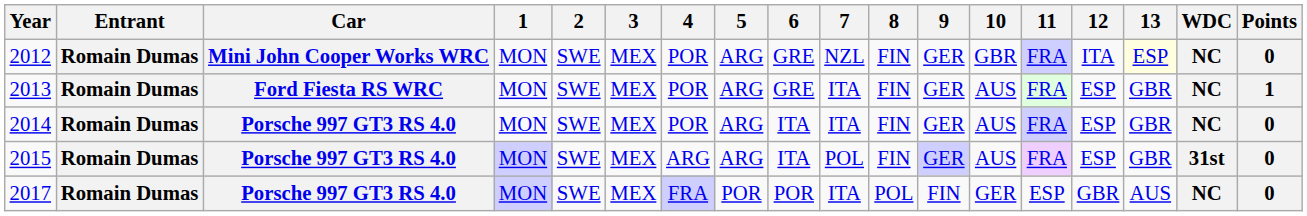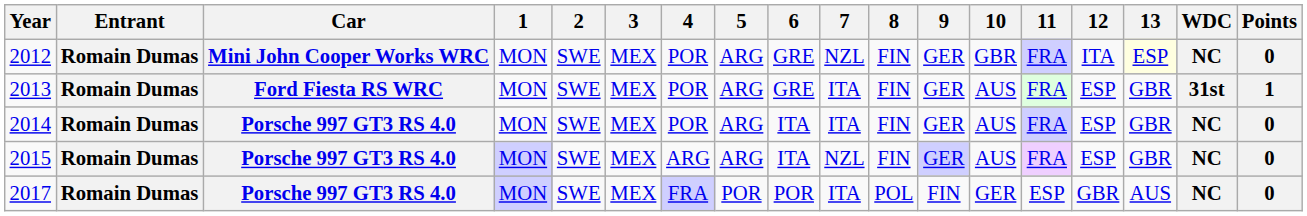(1207, 90) NC -> (1207, 90) 31st
(844, 158) POL -> (844, 158) NZL
(1207, 158) 31st -> (1207, 158) NC
